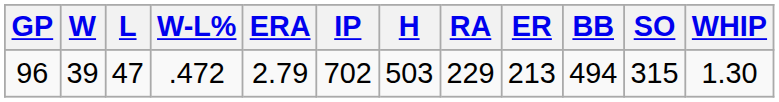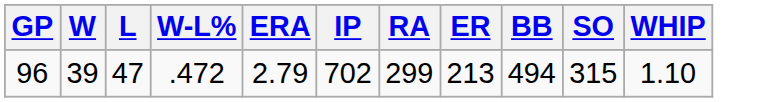- column: (409, 27)
(471, 73) 229 -> (409, 73) 299
(729, 73) 1.30 -> (668, 73) 1.10
